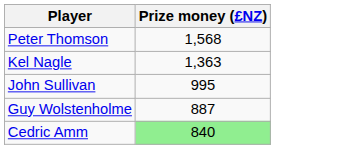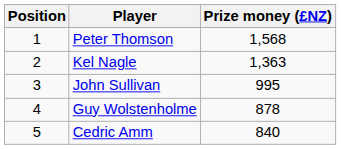+ column: (37, 16)
(203, 109) 887 -> (268, 109) 878
(203, 132) lightgreen background -> (268, 132) no background
